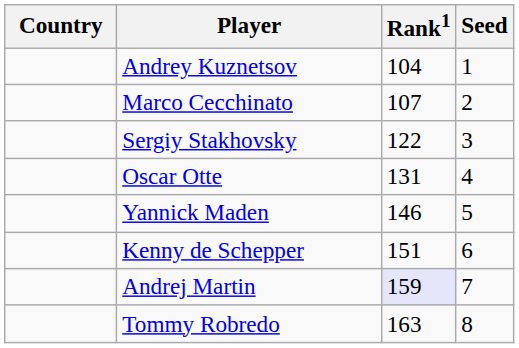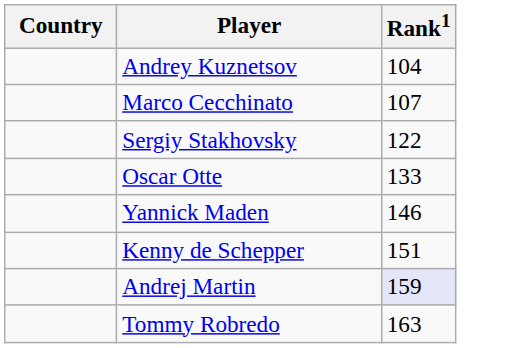- column: (484, 26)
(404, 176) 131 -> (404, 176) 133
